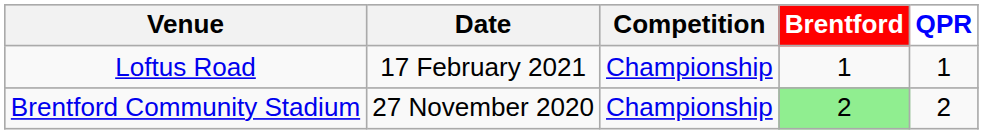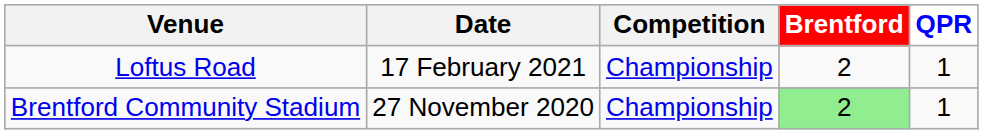(844, 66) 1 -> (844, 66) 2
(944, 107) 2 -> (944, 107) 1
